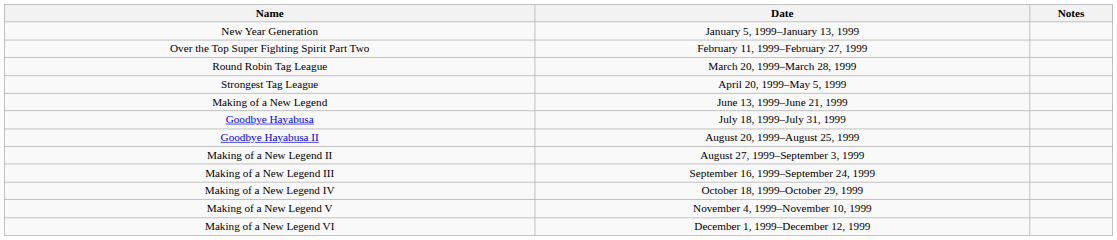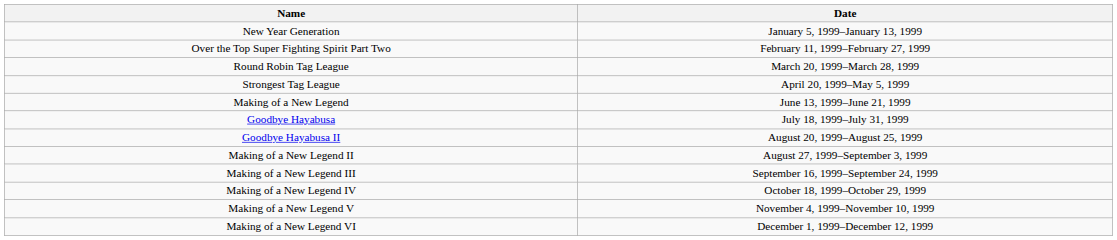- column: (1071, 13)
